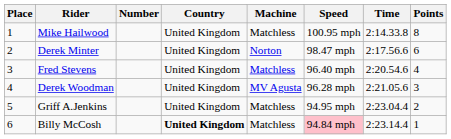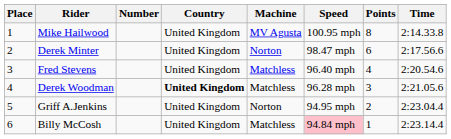columns swapped: (387, 13) <-> (428, 13)
(272, 32) Matchless -> (276, 32) MV Agusta
(202, 88) normal -> (204, 88) bold
(276, 88) MV Agusta -> (272, 88) Matchless
(272, 106) Matchless -> (266, 106) Norton
(204, 125) bold -> (202, 125) normal
